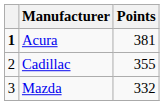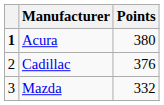(145, 40) 381 -> (145, 40) 380
(145, 64) 355 -> (145, 64) 376
